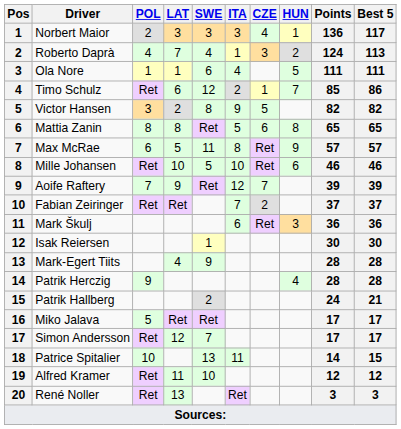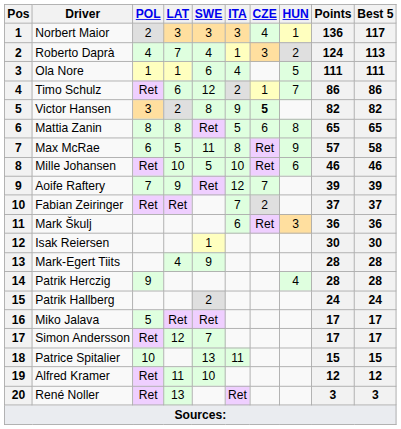(333, 90) 85 -> (333, 90) 86
(265, 109) normal -> (265, 109) bold
(375, 147) 57 -> (375, 147) 58
(375, 300) 21 -> (375, 300) 24
(333, 357) 14 -> (333, 357) 15
